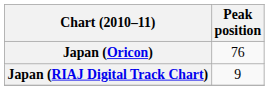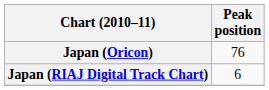(238, 74) 9 -> (238, 74) 6
